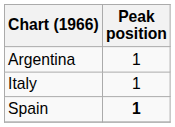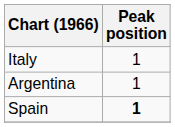rows swapped: (42, 59) <-> (22, 84)
